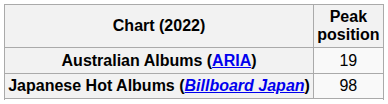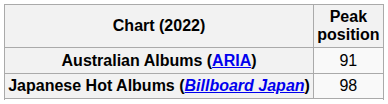(348, 60) 19 -> (348, 60) 91
